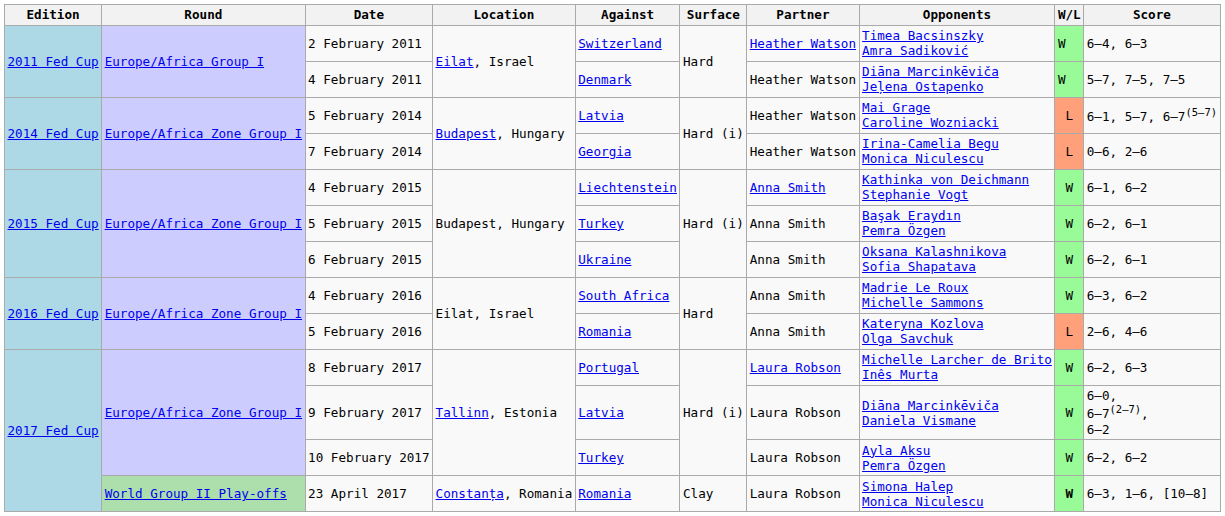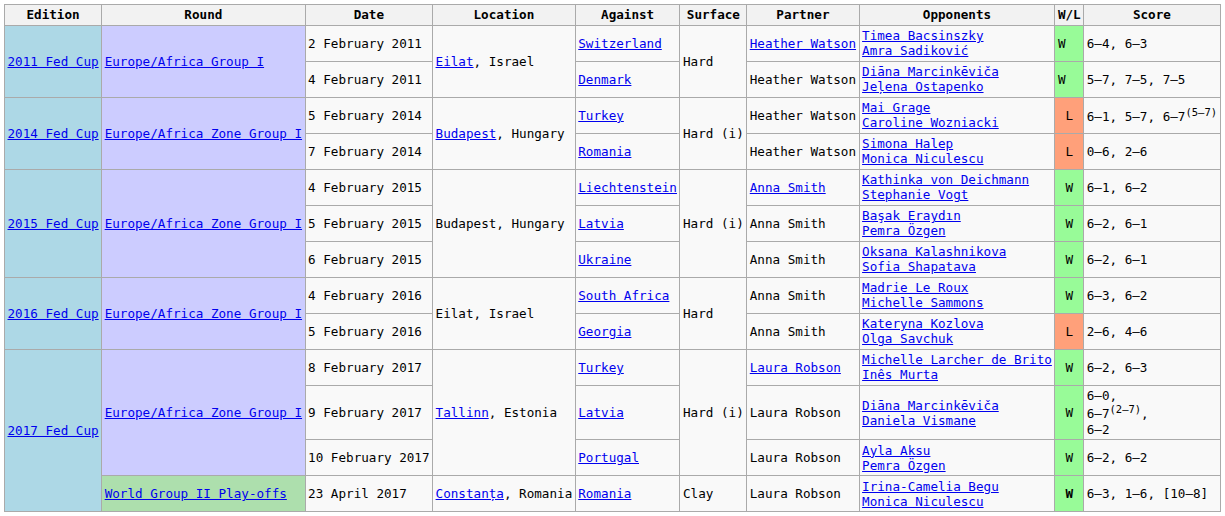(601, 115) Latvia -> (601, 115) Turkey
(605, 151) Georgia -> (605, 151) Romania
(930, 151) Irina-Camelia Begu Monica Niculescu -> (923, 151) Simona Halep Monica Niculescu
(601, 223) Turkey -> (601, 223) Latvia
(605, 331) Romania -> (605, 331) Georgia
(609, 367) Portugal -> (601, 367) Turkey
(601, 458) Turkey -> (609, 458) Portugal
(923, 494) Simona Halep Monica Niculescu -> (930, 494) Irina-Camelia Begu Monica Niculescu
